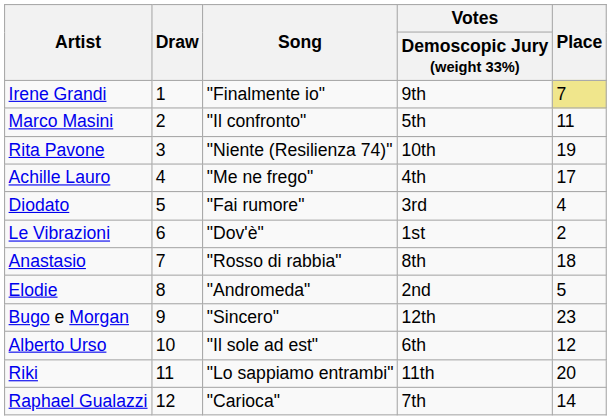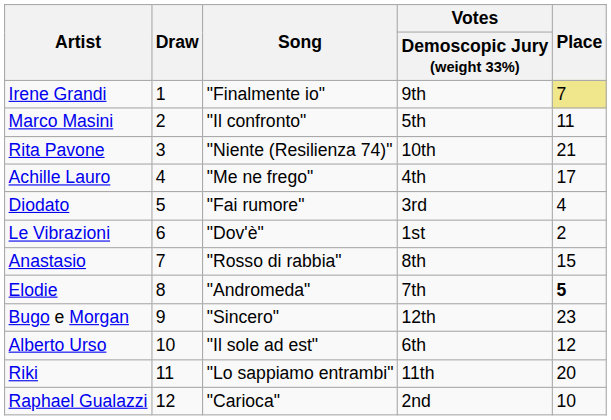(566, 149) 19 -> (566, 149) 21
(566, 261) 18 -> (566, 261) 15
(416, 289) 2nd -> (414, 289) 7th
(561, 289) normal -> (561, 289) bold
(414, 401) 7th -> (416, 401) 2nd
(566, 401) 14 -> (566, 401) 10
